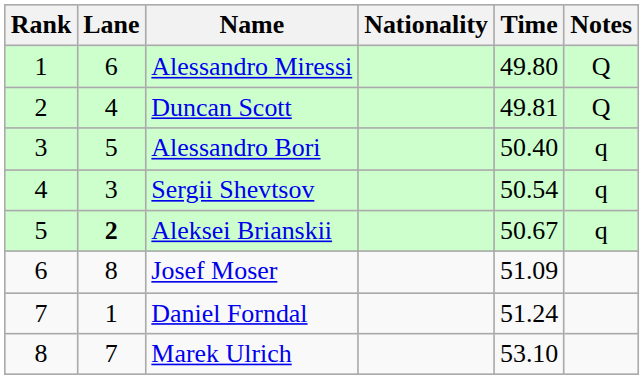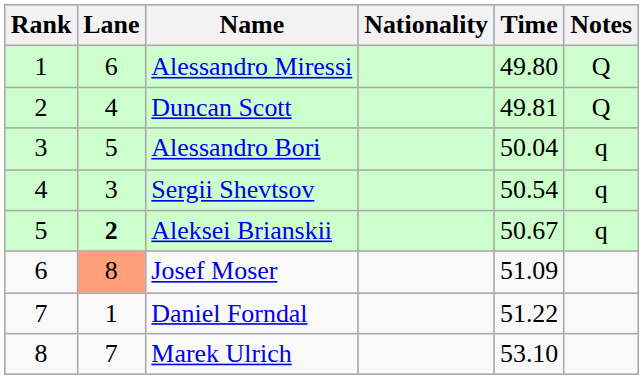(529, 148) 50.40 -> (529, 148) 50.04
(111, 271) no background -> (111, 271) lightsalmon background
(529, 312) 51.24 -> (529, 312) 51.22
